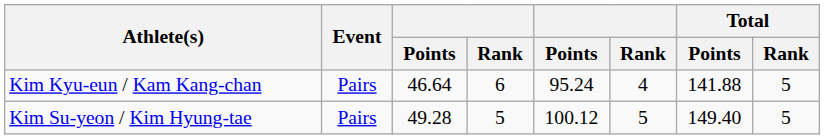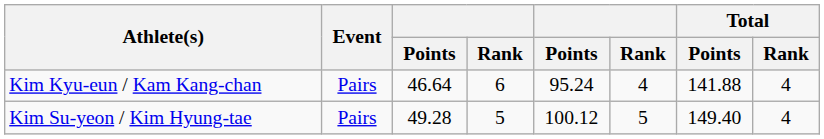(786, 85) 5 -> (786, 85) 4
(786, 117) 5 -> (786, 117) 4
